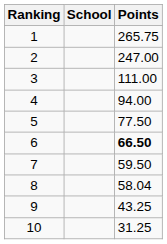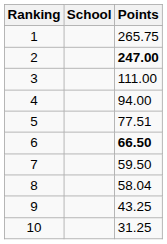(138, 57) normal -> (138, 57) bold
(135, 121) 77.50 -> (135, 121) 77.51
